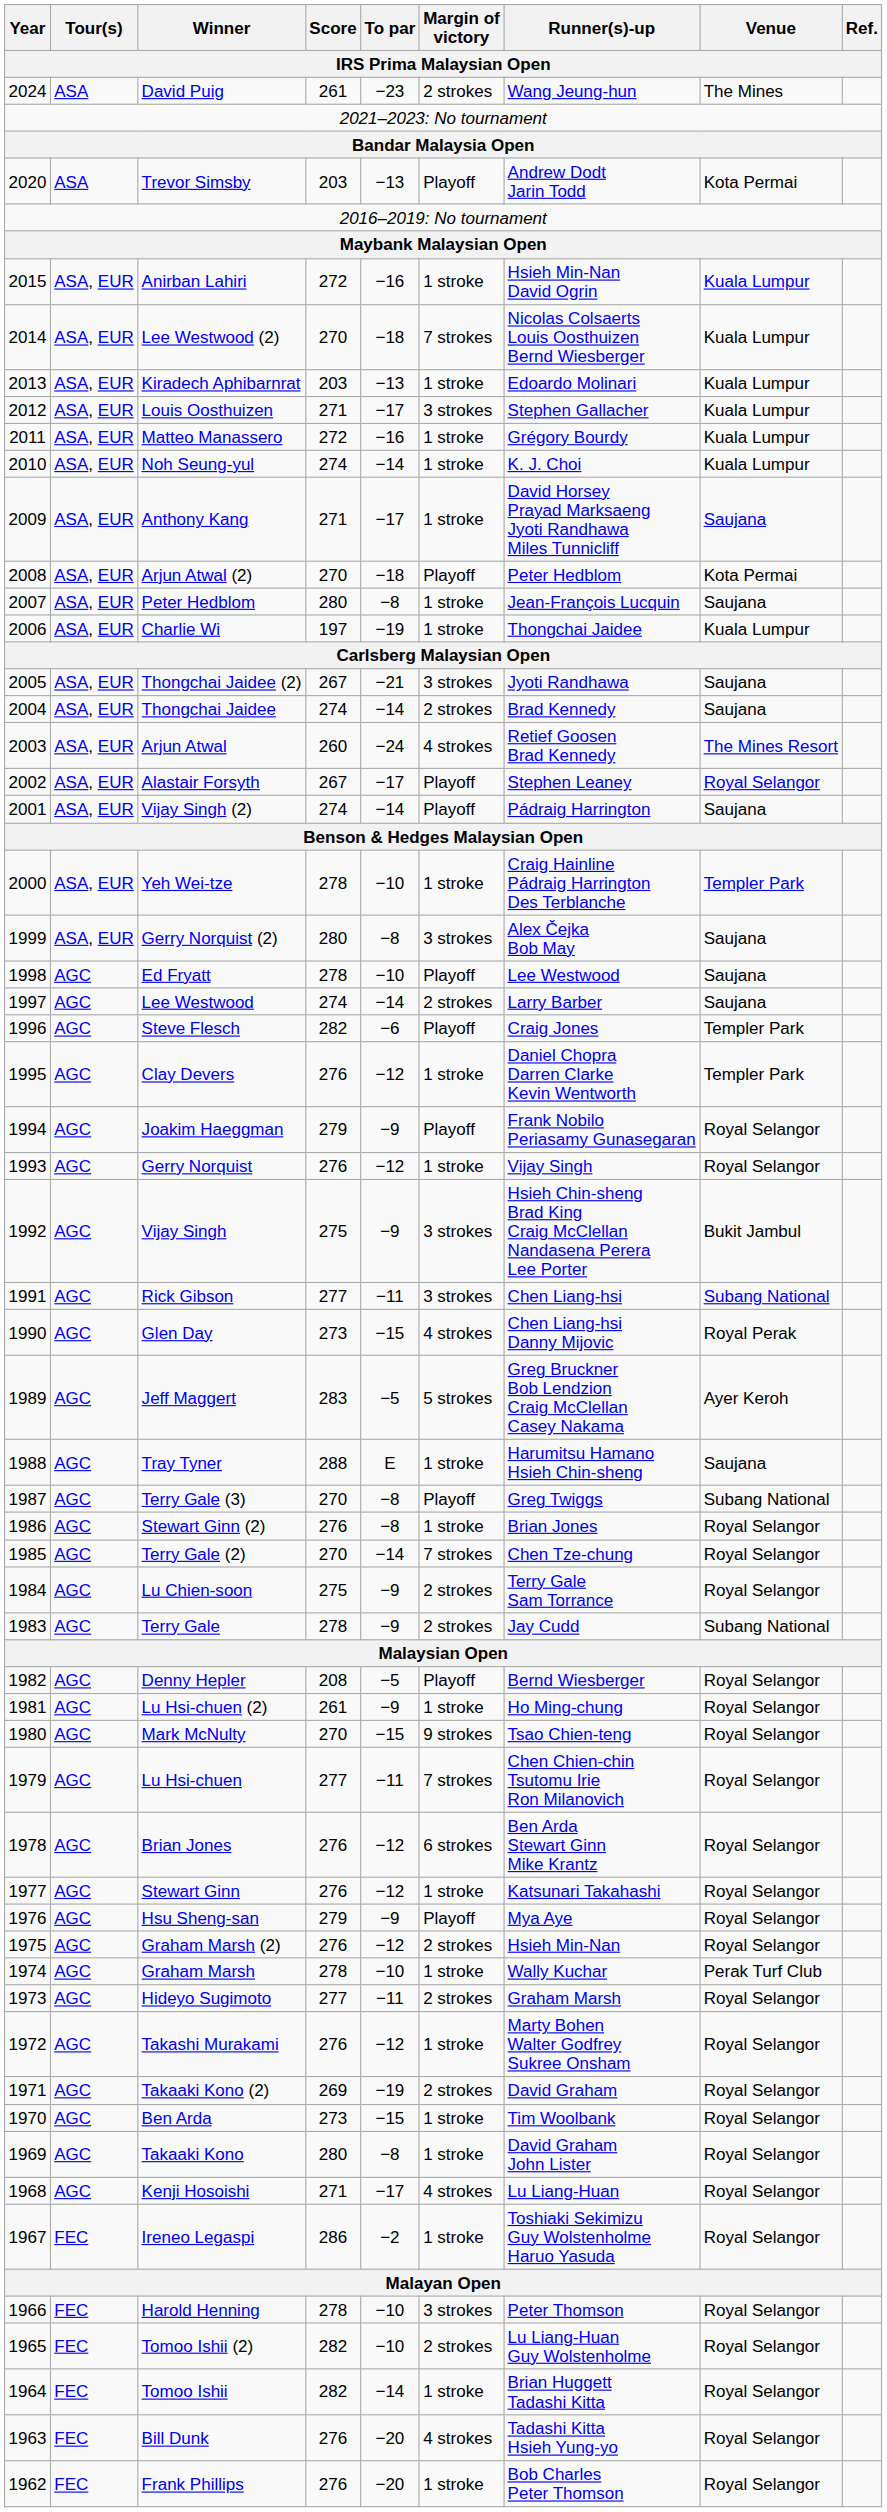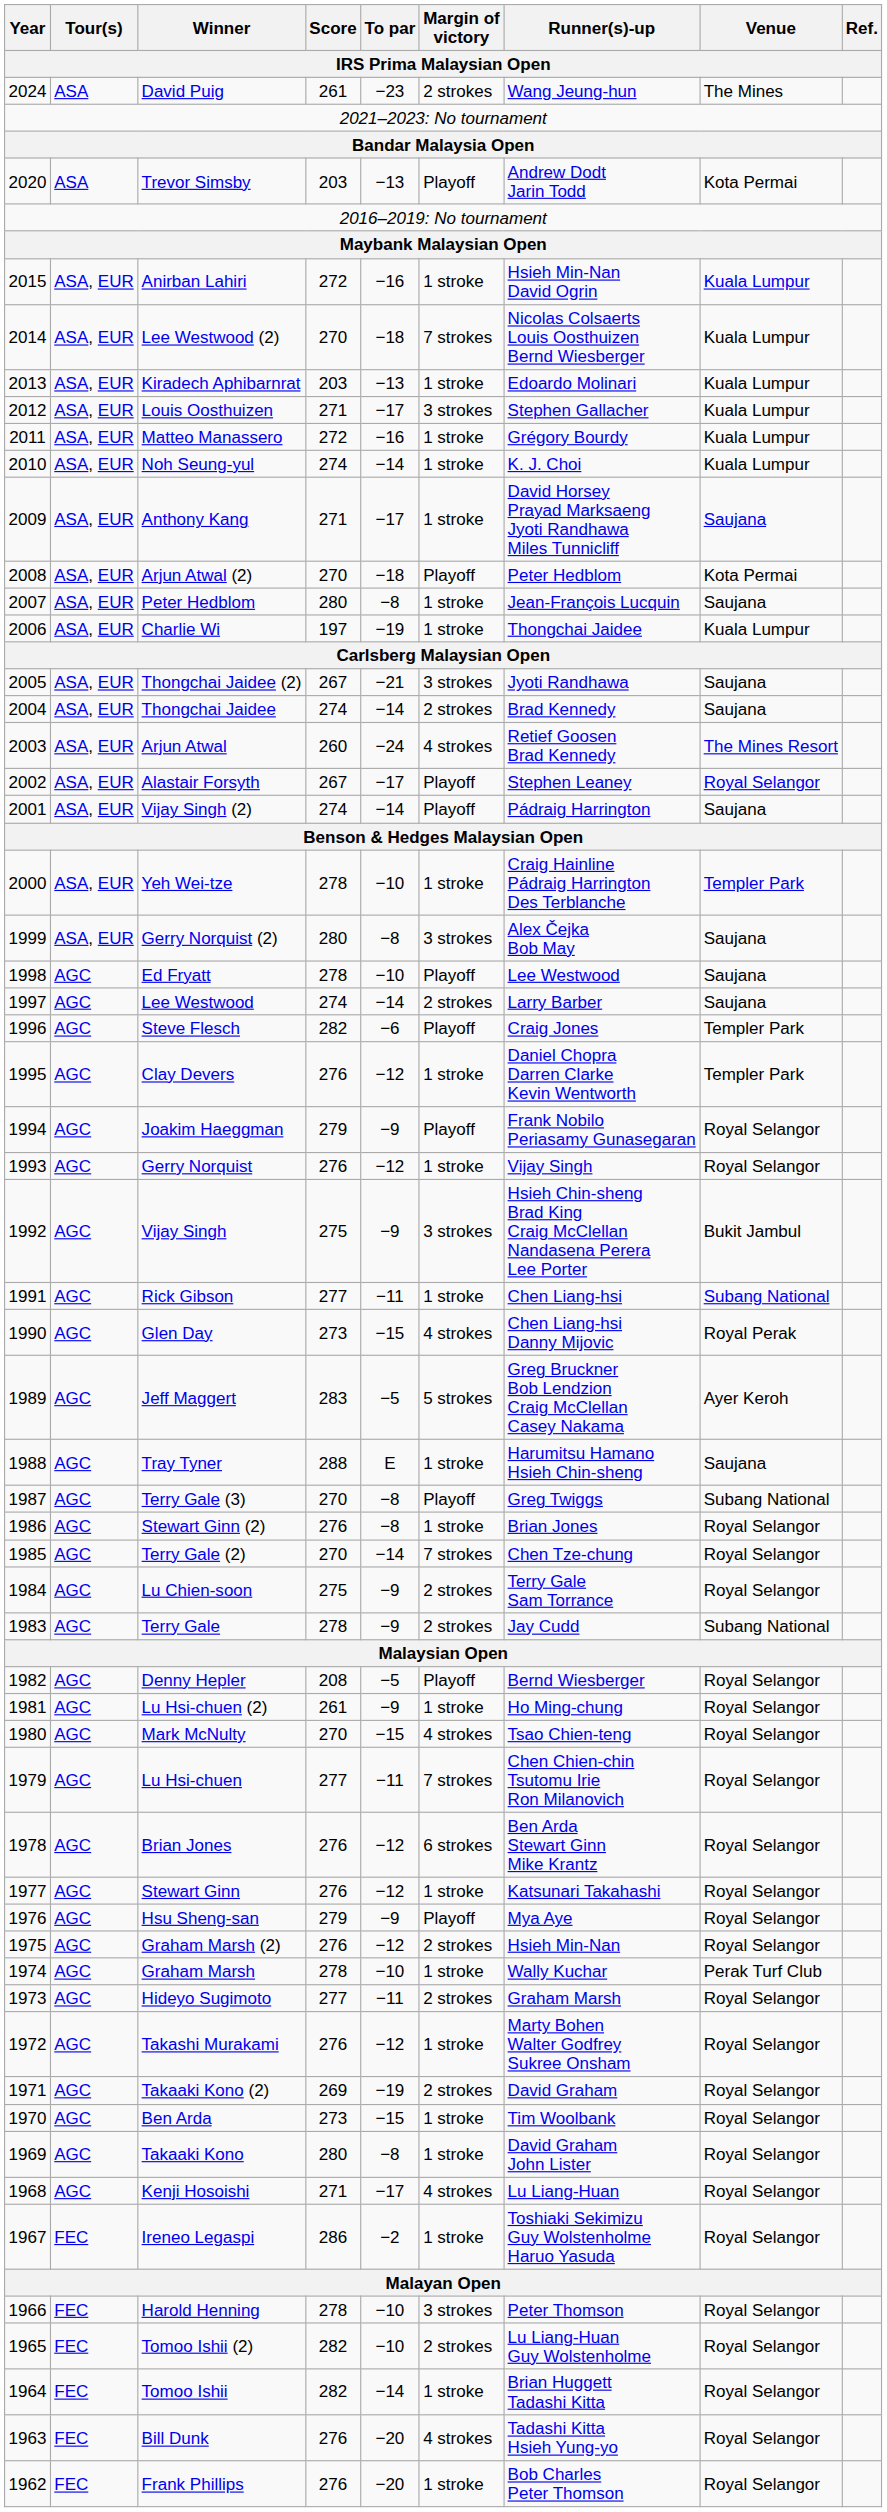(458, 1296) 3 strokes -> (453, 1296) 1 stroke
(458, 1734) 9 strokes -> (458, 1734) 4 strokes
